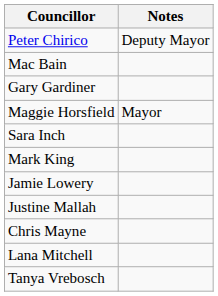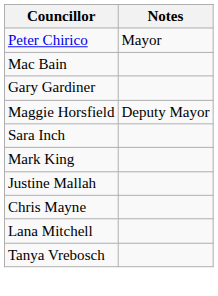(165, 40) Deputy Mayor -> (141, 40) Mayor
(141, 111) Mayor -> (165, 111) Deputy Mayor
- row: (51, 183)
